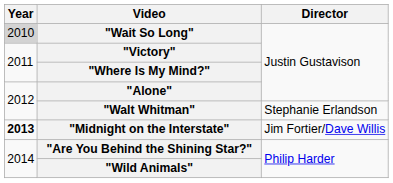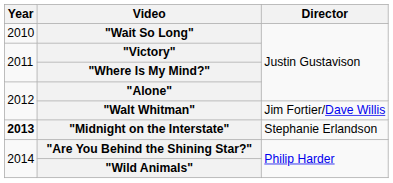(21, 33) lightgrey background -> (21, 33) no background
(321, 110) Stephanie Erlandson -> (325, 110) Jim Fortier/Dave Willis
(325, 129) Jim Fortier/Dave Willis -> (321, 129) Stephanie Erlandson
